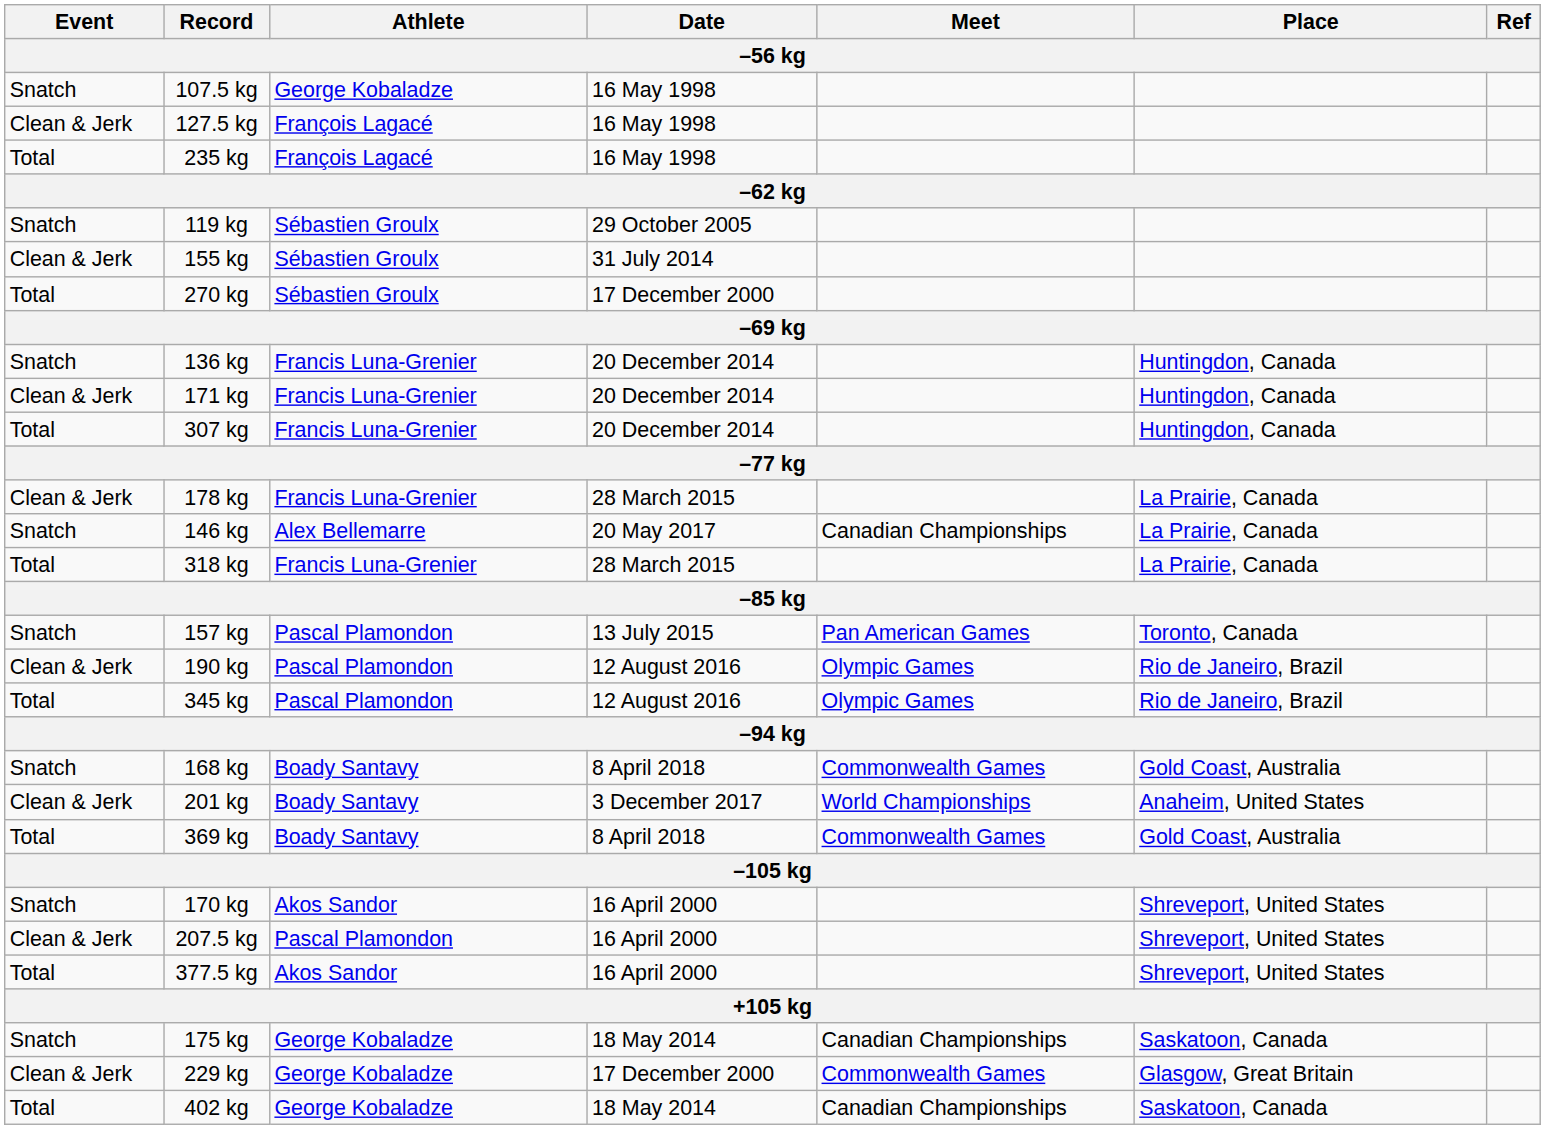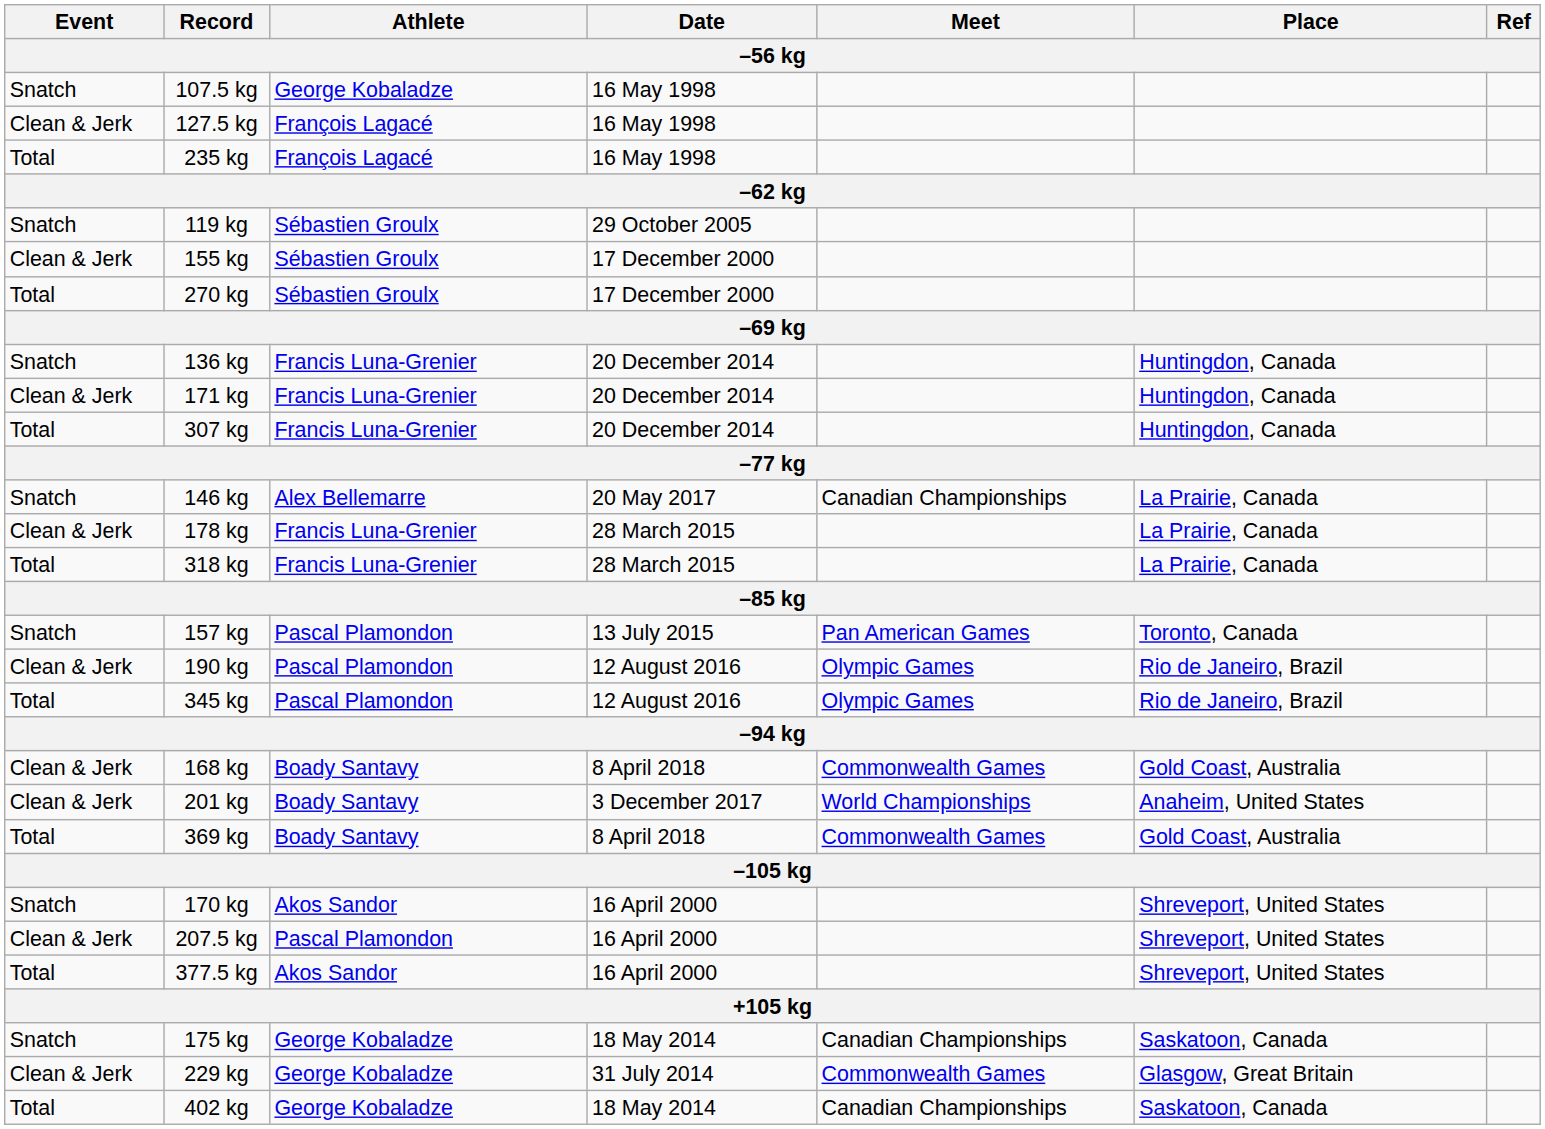(653, 259) 31 July 2014 -> (683, 259) 17 December 2000
rows swapped: (216, 531) <-> (216, 497)
(43, 768) Snatch -> (71, 768) Clean & Jerk
(683, 1074) 17 December 2000 -> (653, 1074) 31 July 2014
